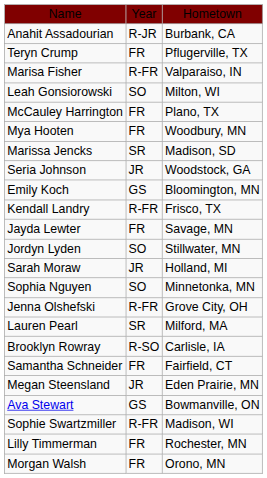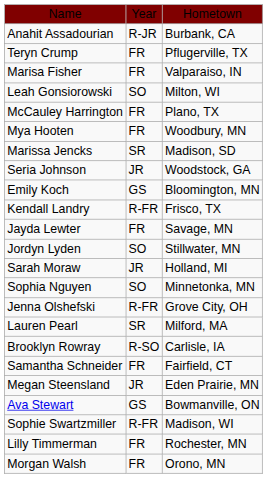(143, 72) R-FR -> (137, 72) FR
